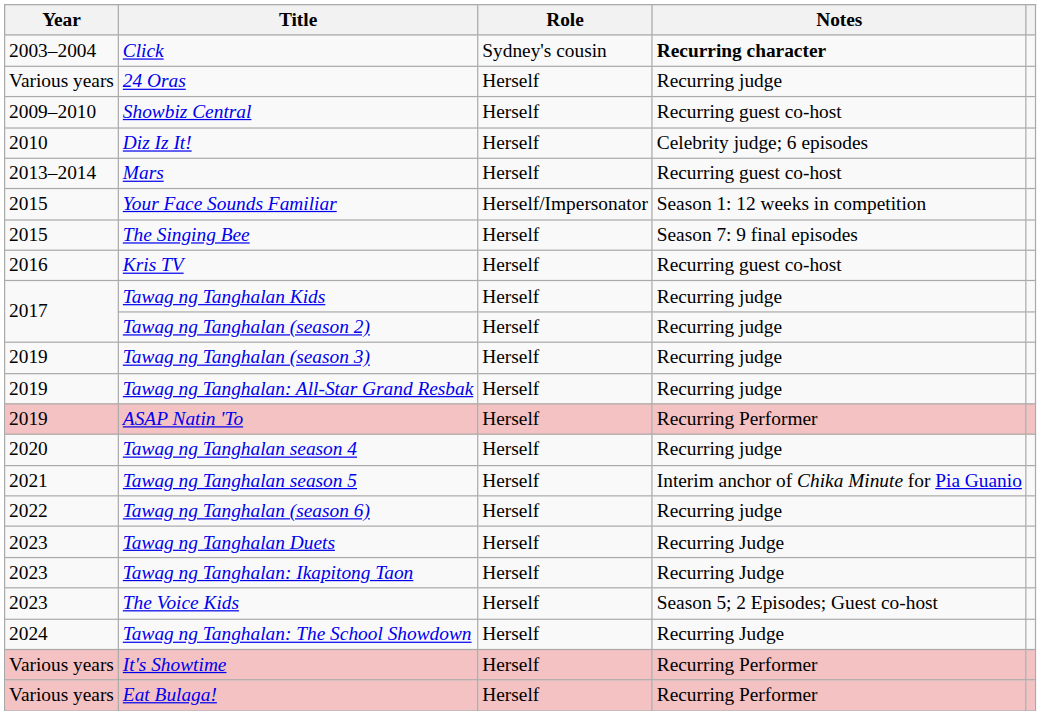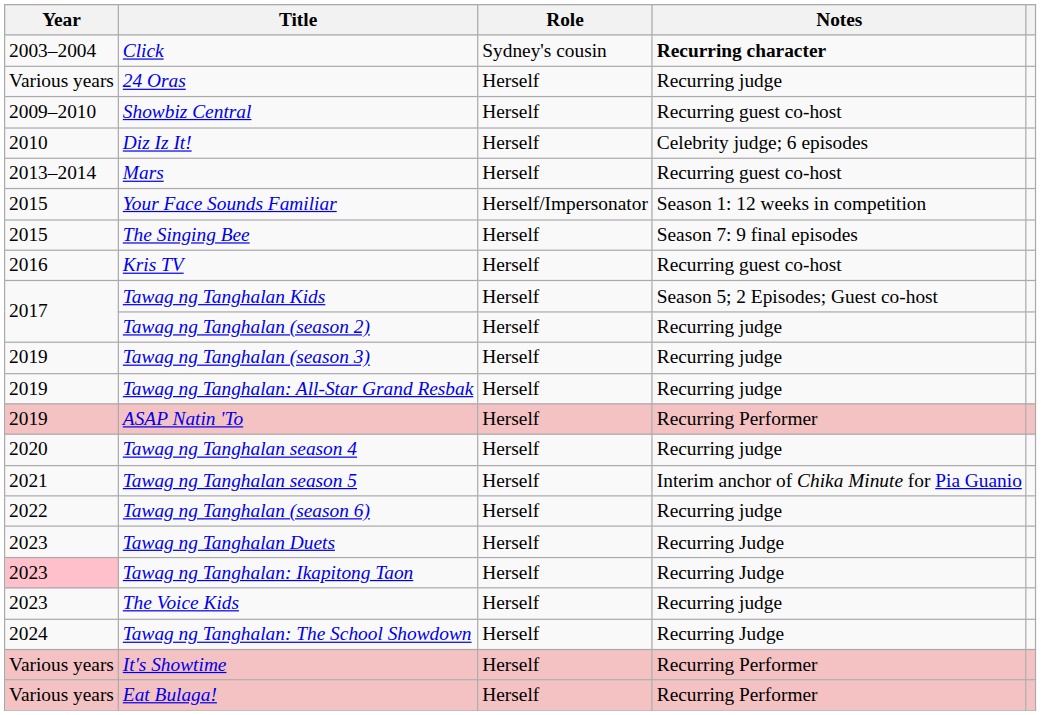(719, 296) Recurring judge -> (797, 296) Season 5; 2 Episodes; Guest co-host
(28, 572) no background -> (28, 572) pink background
(797, 603) Season 5; 2 Episodes; Guest co-host -> (719, 603) Recurring judge
